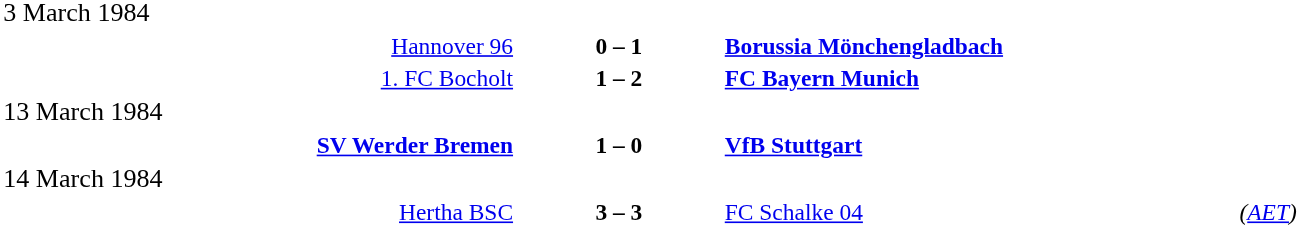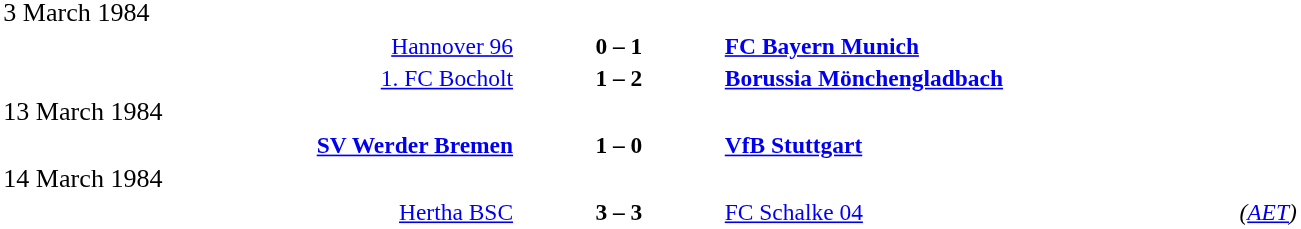(864, 45) Borussia Mönchengladbach -> (822, 45) FC Bayern Munich
(822, 78) FC Bayern Munich -> (864, 78) Borussia Mönchengladbach
